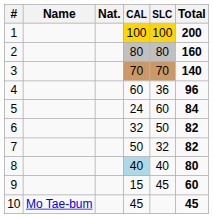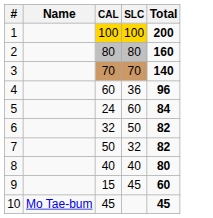- column: (109, 14)
(137, 166) lightblue background -> (108, 166) no background
